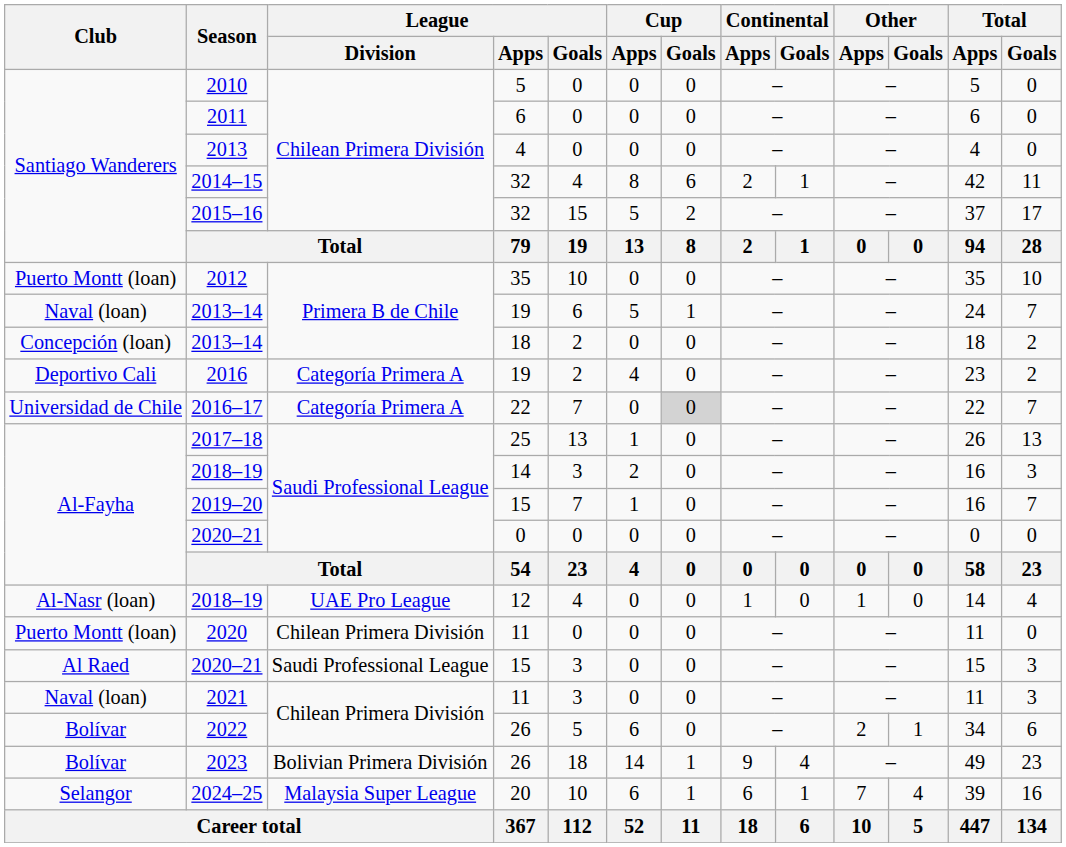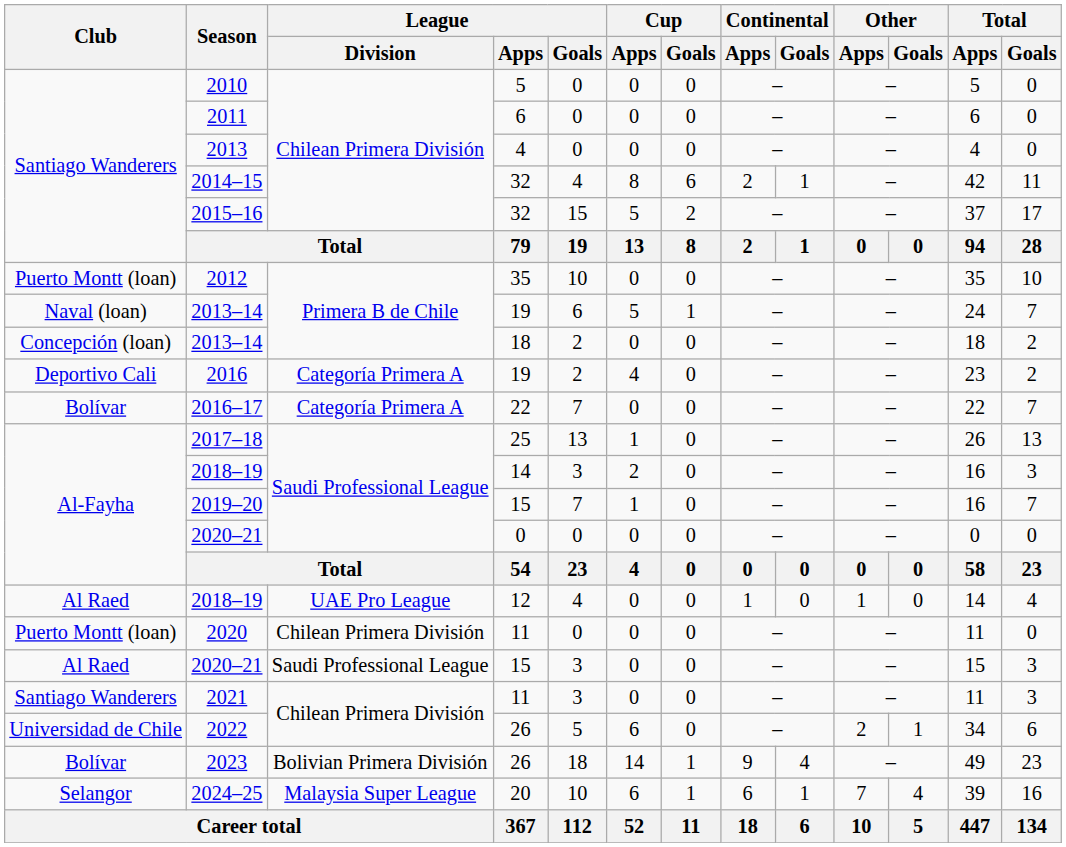(96, 407) Universidad de Chile -> (96, 407) Bolívar
(691, 407) lightgrey background -> (691, 407) no background
(96, 600) Al-Nasr (loan) -> (96, 600) Al Raed
(96, 697) Naval (loan) -> (96, 697) Santiago Wanderers
(96, 729) Bolívar -> (96, 729) Universidad de Chile
